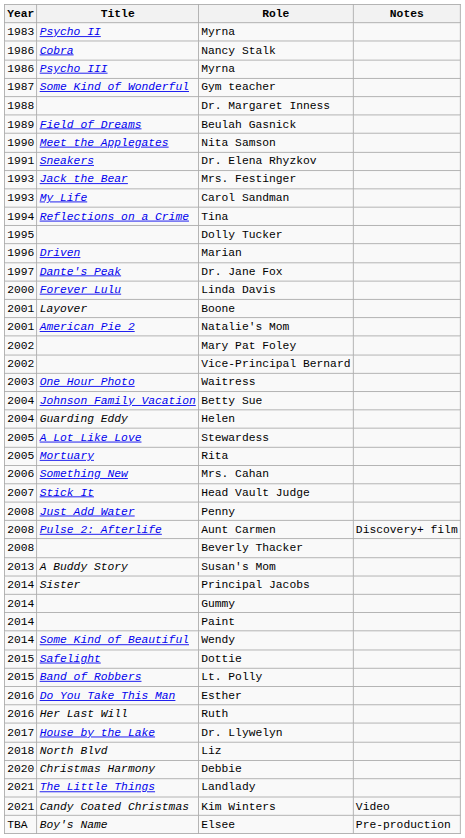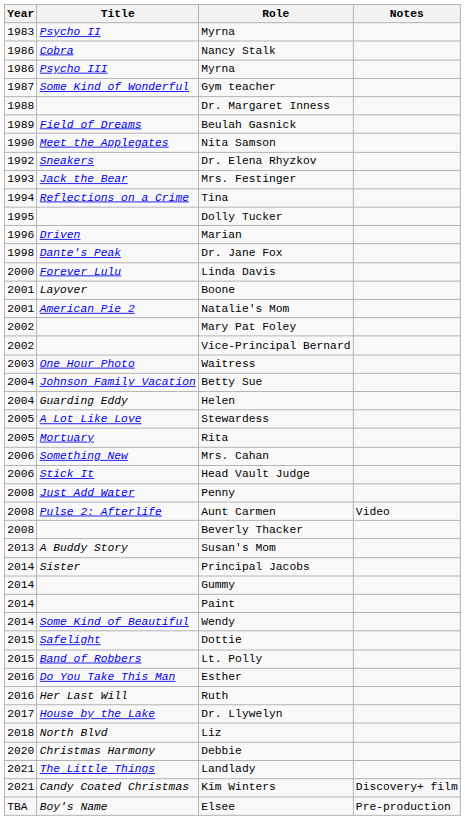(21, 161) 1991 -> (21, 161) 1992
- row: (63, 198)
(21, 272) 1997 -> (21, 253) 1998
(21, 493) 2007 -> (21, 474) 2006
(407, 530) Discovery+ film -> (373, 511) Video
(373, 806) Video -> (407, 788) Discovery+ film
